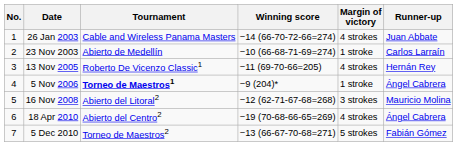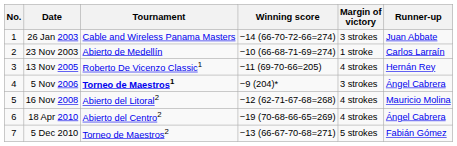(359, 37) 4 strokes -> (359, 37) 3 strokes
(356, 84) 1 stroke -> (359, 84) 3 strokes
(359, 100) 3 strokes -> (359, 100) 4 strokes
